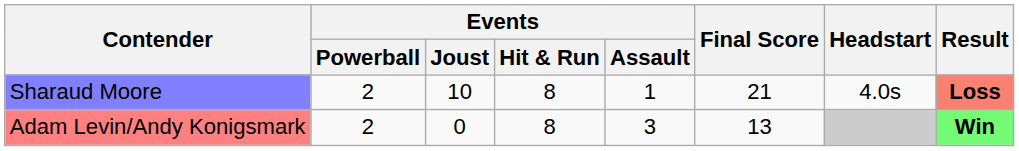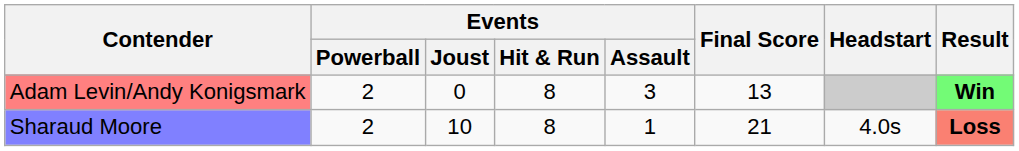rows swapped: (158, 127) <-> (86, 92)
